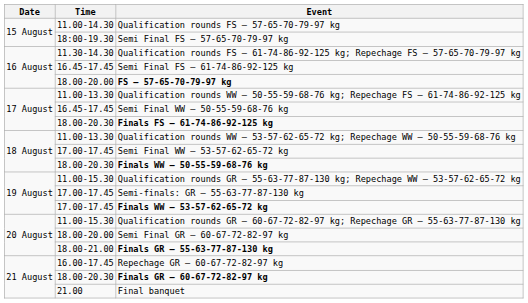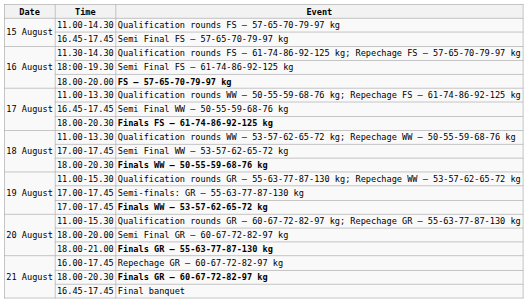(85, 39) 18:00-19.30 -> (85, 39) 16.45-17.45
(85, 67) 16.45-17.45 -> (85, 67) 18:00-19.30
(70, 291) 21.00 -> (85, 291) 16.45-17.45
